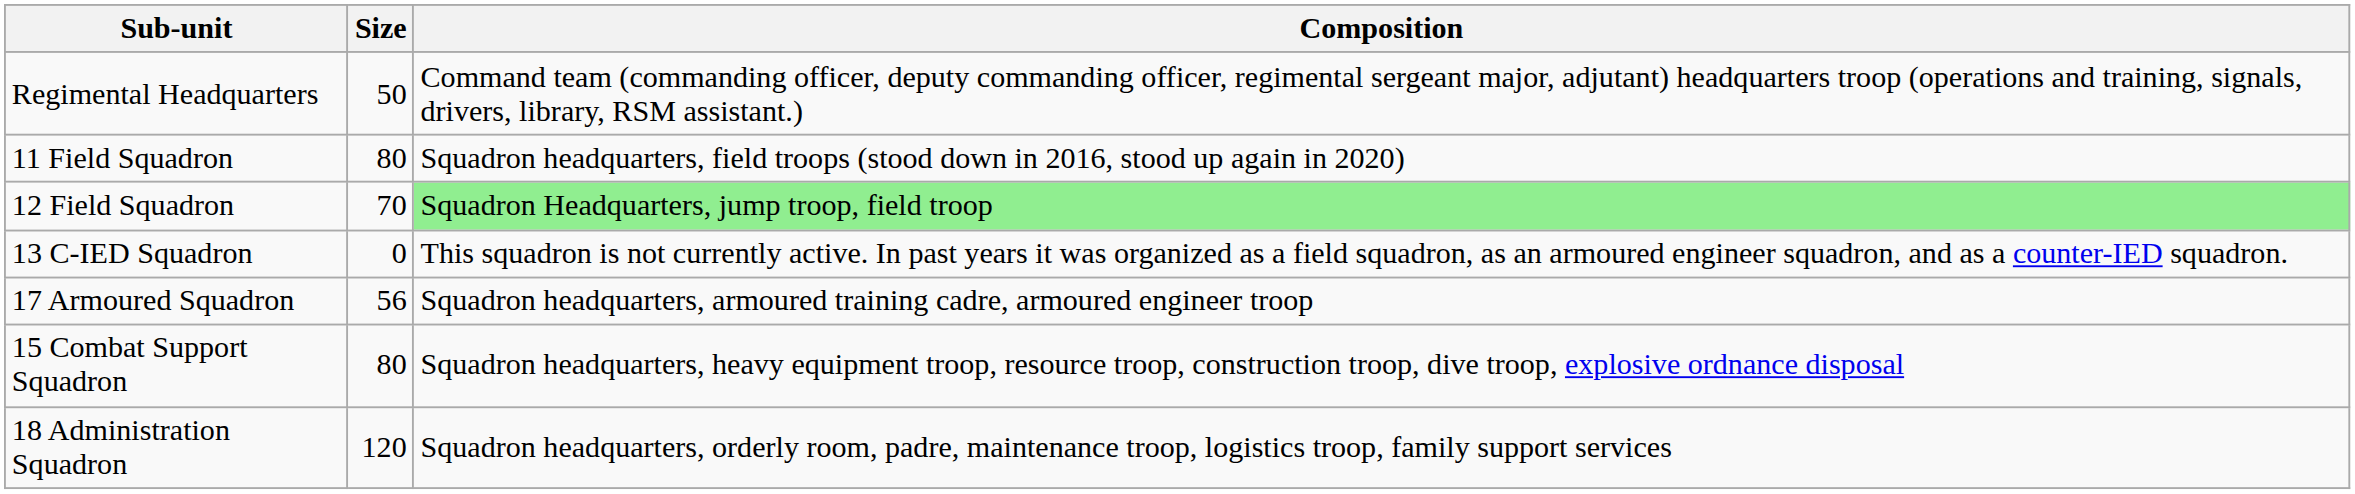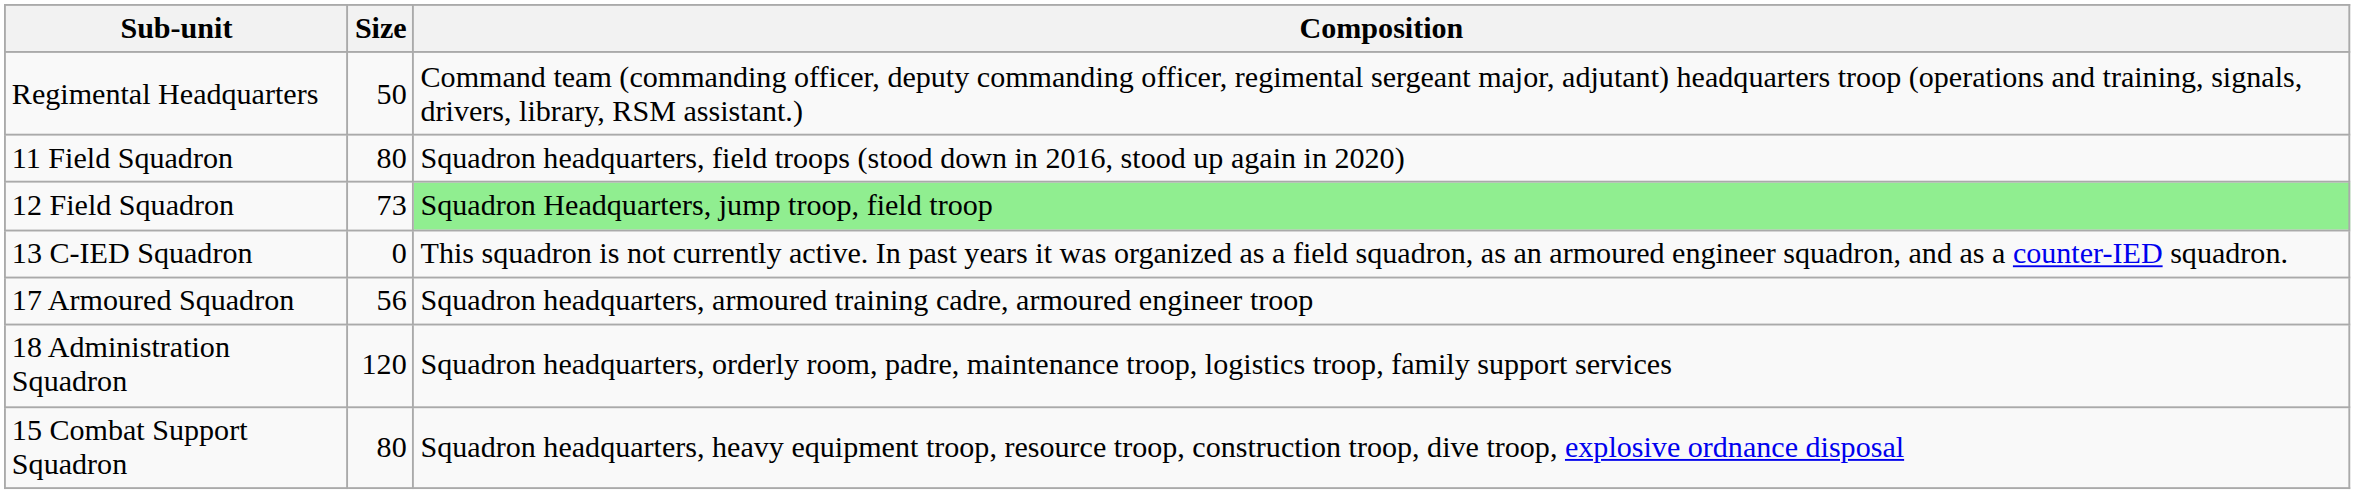(392, 205) 70 -> (392, 205) 73
rows swapped: (130, 365) <-> (121, 446)
